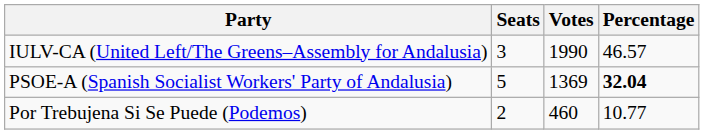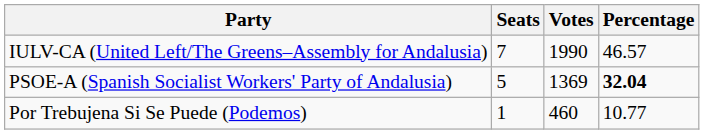(501, 50) 3 -> (501, 50) 7
(501, 112) 2 -> (501, 112) 1
